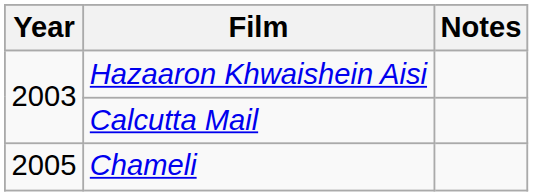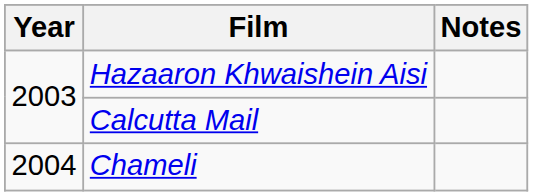(44, 166) 2005 -> (44, 166) 2004
